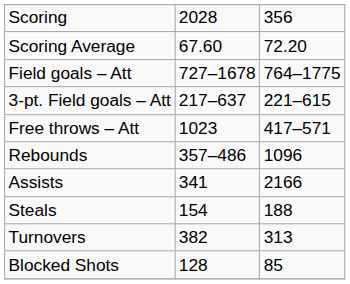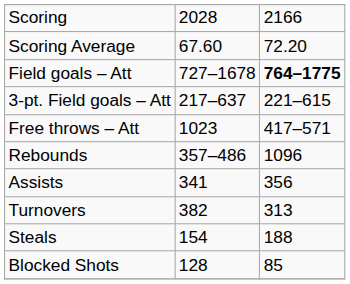(278, 18) 356 -> (283, 18) 2166
(302, 73) normal -> (302, 73) bold
(283, 182) 2166 -> (278, 182) 356
rows swapped: (47, 237) <-> (33, 210)
